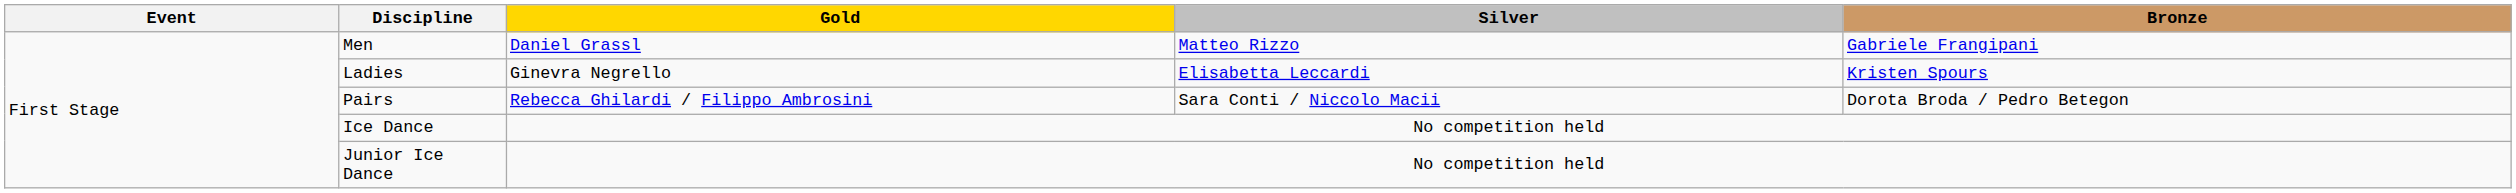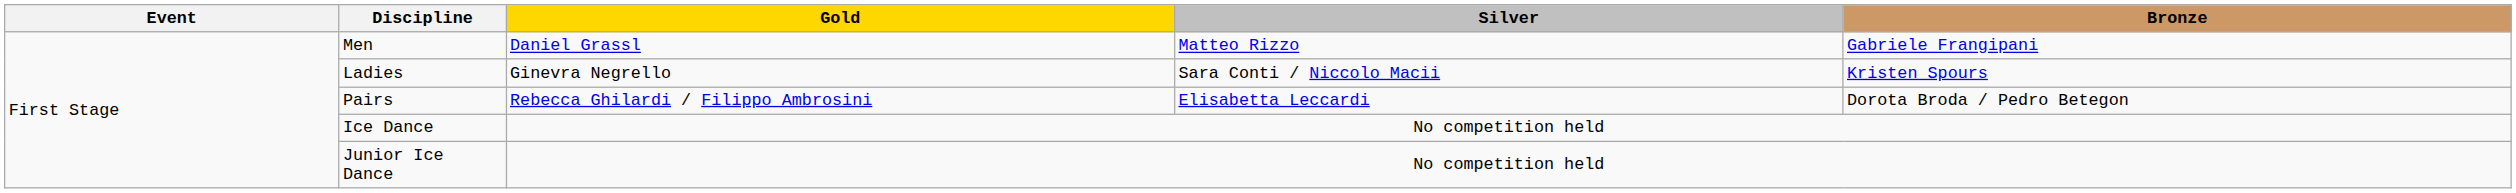(1274, 73) Elisabetta Leccardi -> (1309, 73) Sara Conti / Niccolo Macii
(1309, 100) Sara Conti / Niccolo Macii -> (1274, 100) Elisabetta Leccardi
